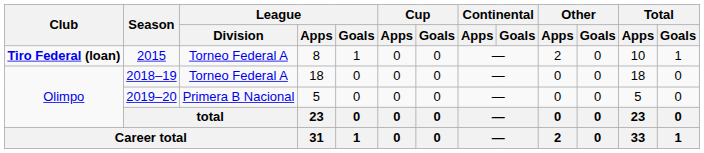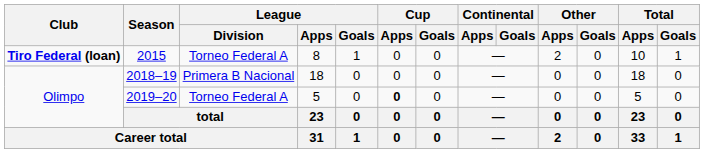(238, 76) Torneo Federal A -> (238, 76) Primera B Nacional
(238, 96) Primera B Nacional -> (238, 96) Torneo Federal A
(397, 96) normal -> (397, 96) bold
